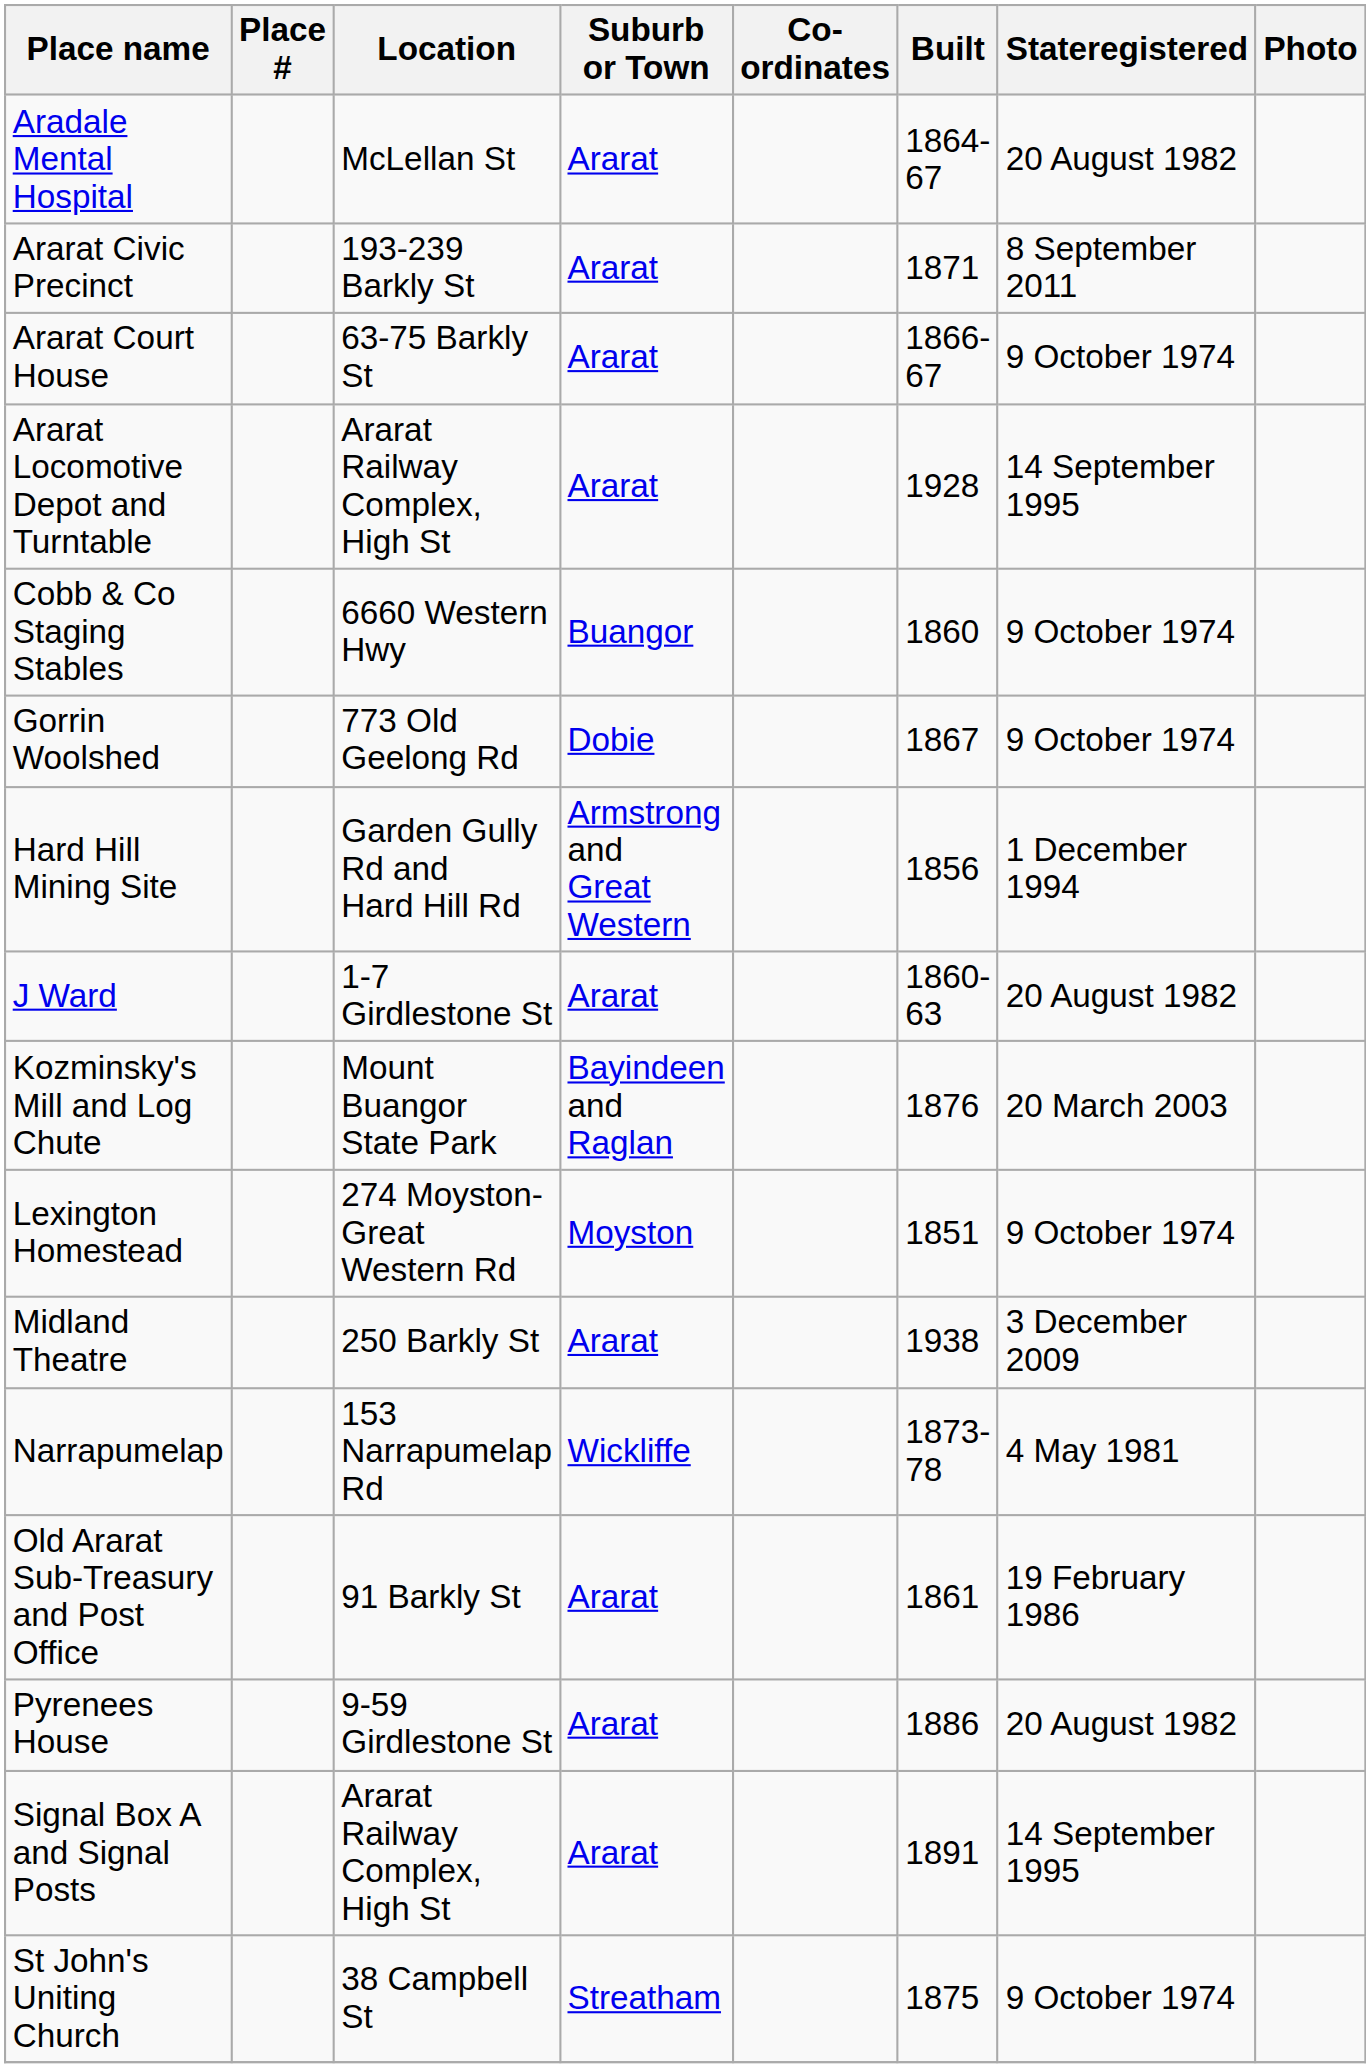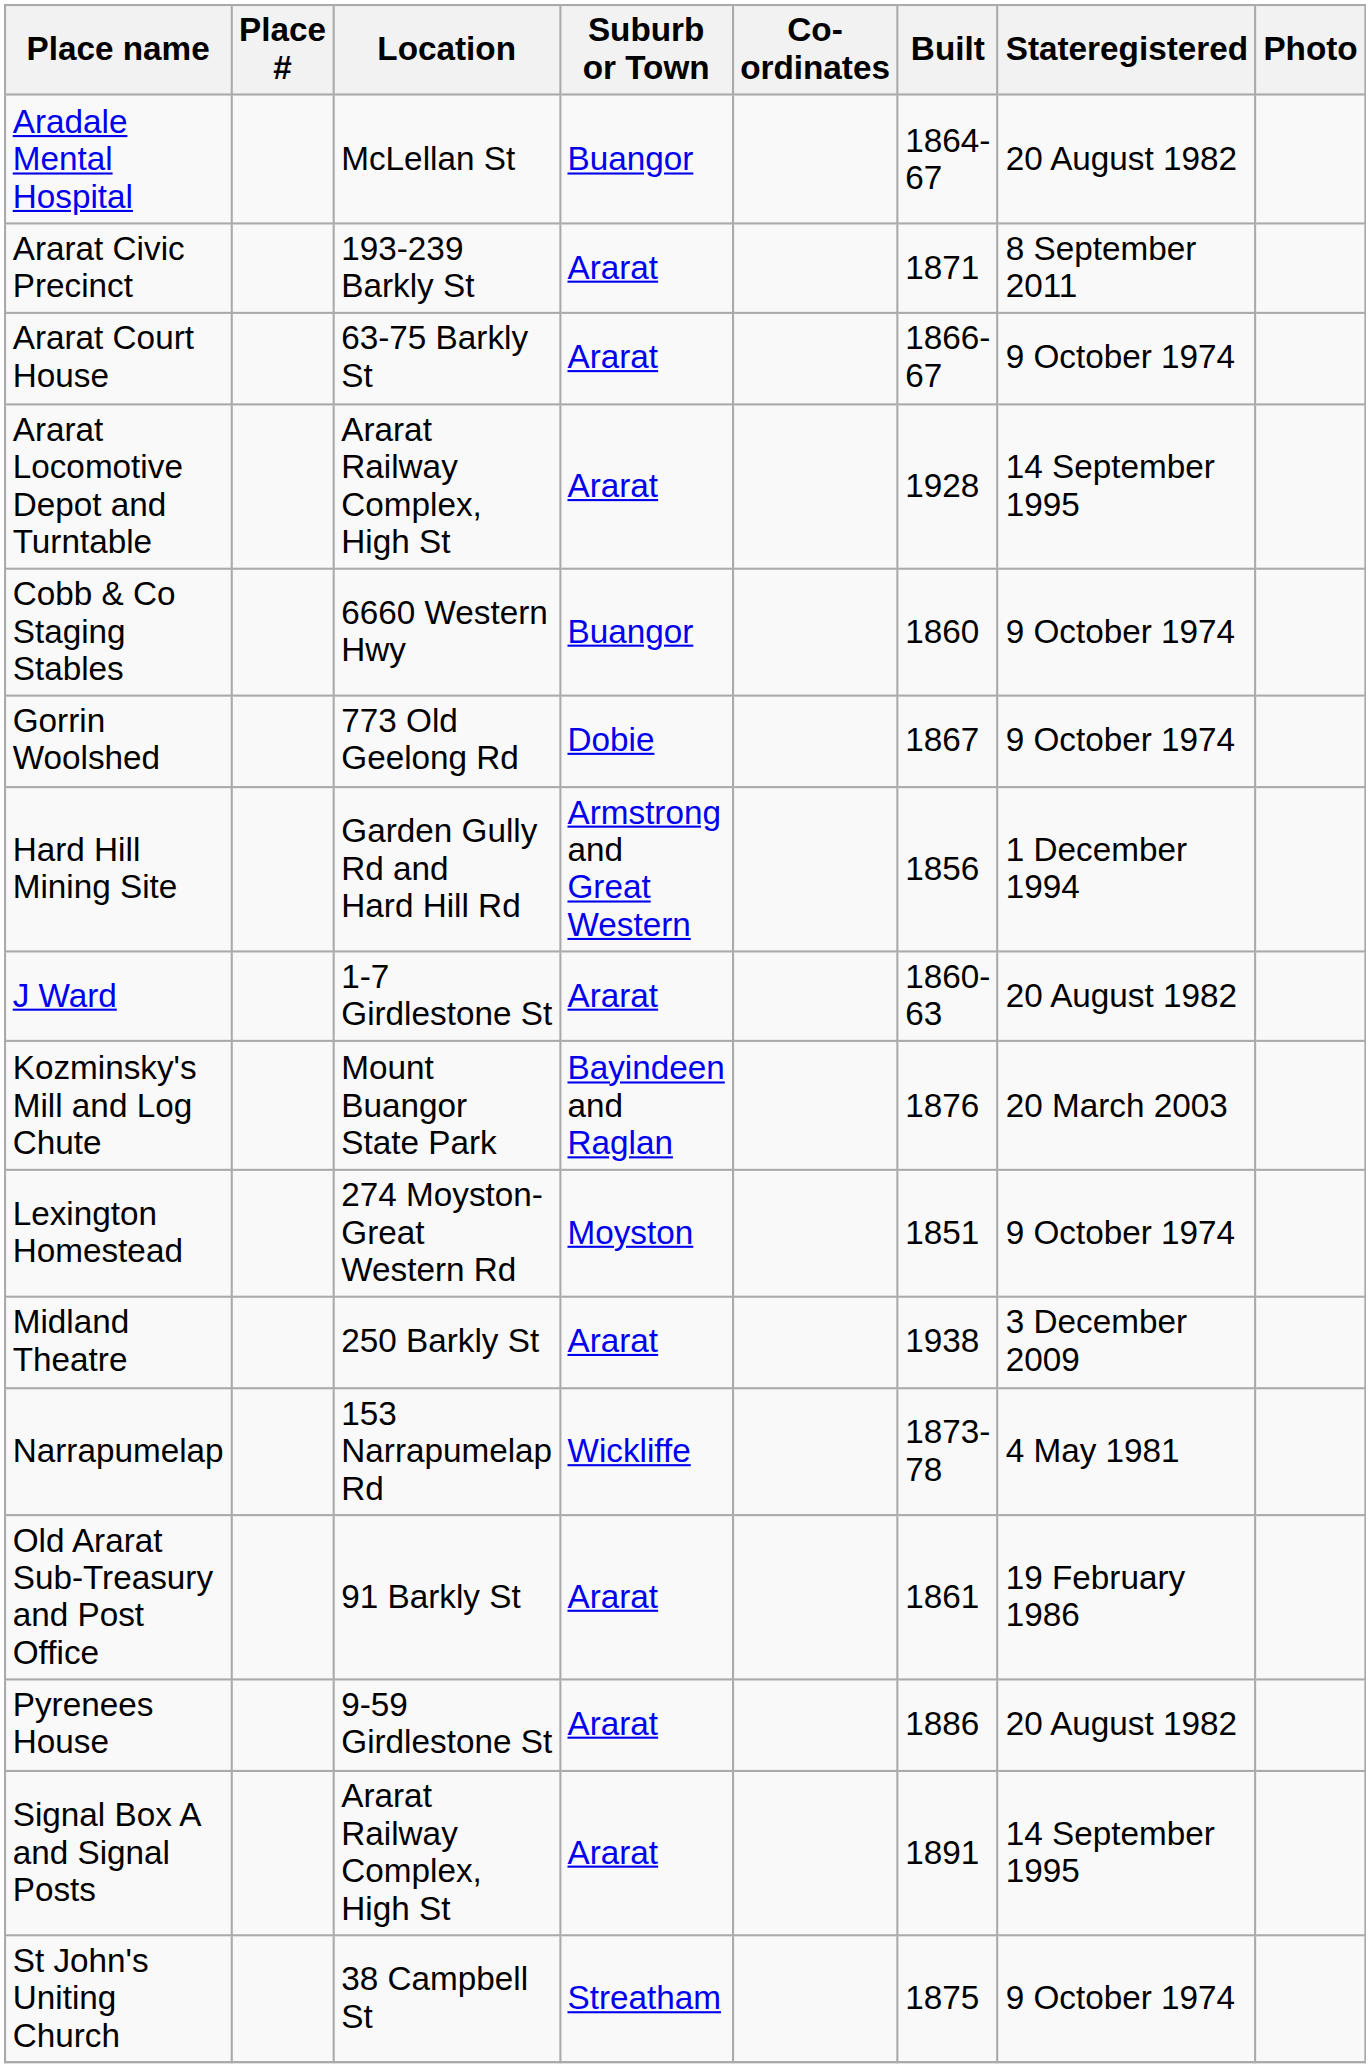(613, 158) Ararat -> (630, 158) Buangor
